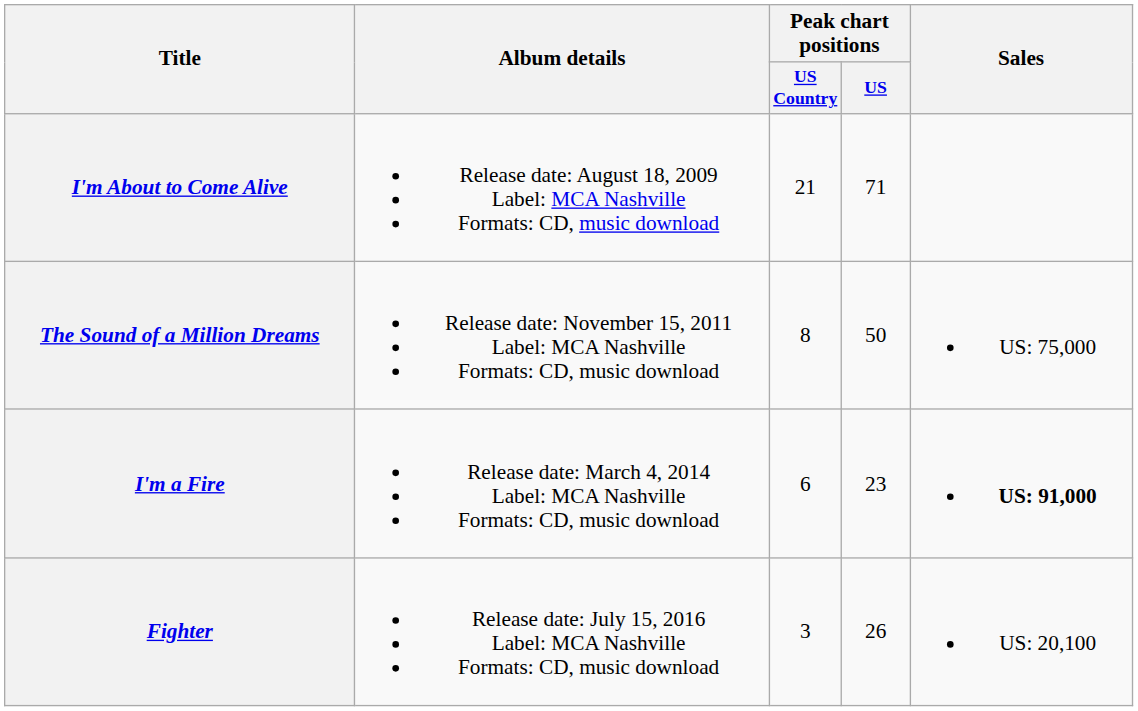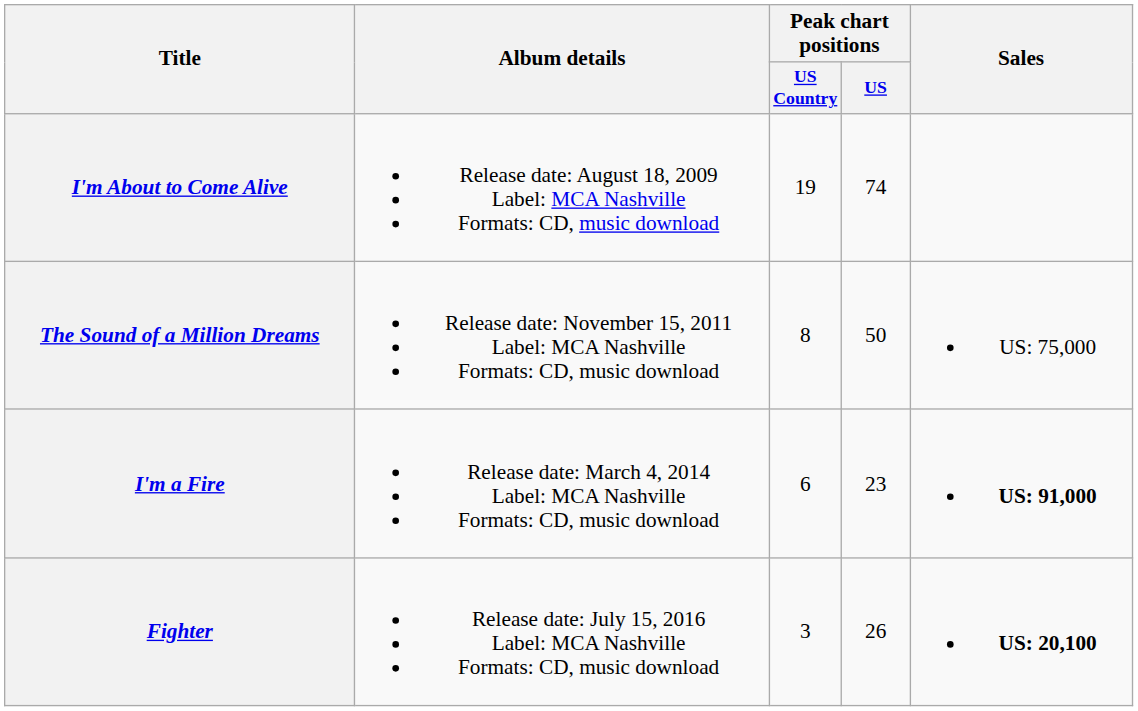(805, 187) 21 -> (805, 187) 19
(876, 187) 71 -> (876, 187) 74
(1021, 644) normal -> (1021, 644) bold
